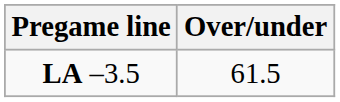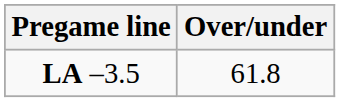(256, 72) 61.5 -> (256, 72) 61.8
